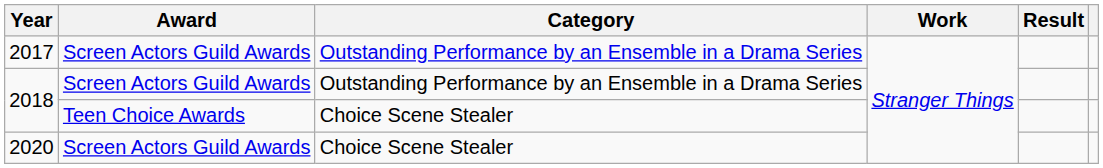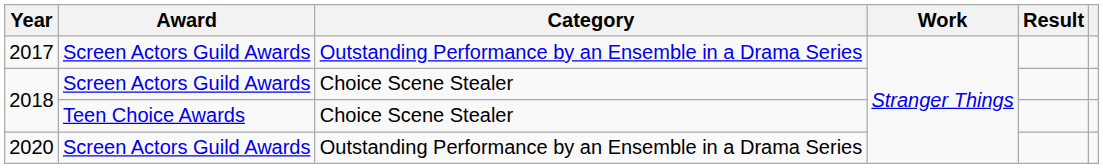(591, 83) Outstanding Performance by an Ensemble in a Drama Series -> (416, 83) Choice Scene Stealer
(416, 147) Choice Scene Stealer -> (591, 147) Outstanding Performance by an Ensemble in a Drama Series
